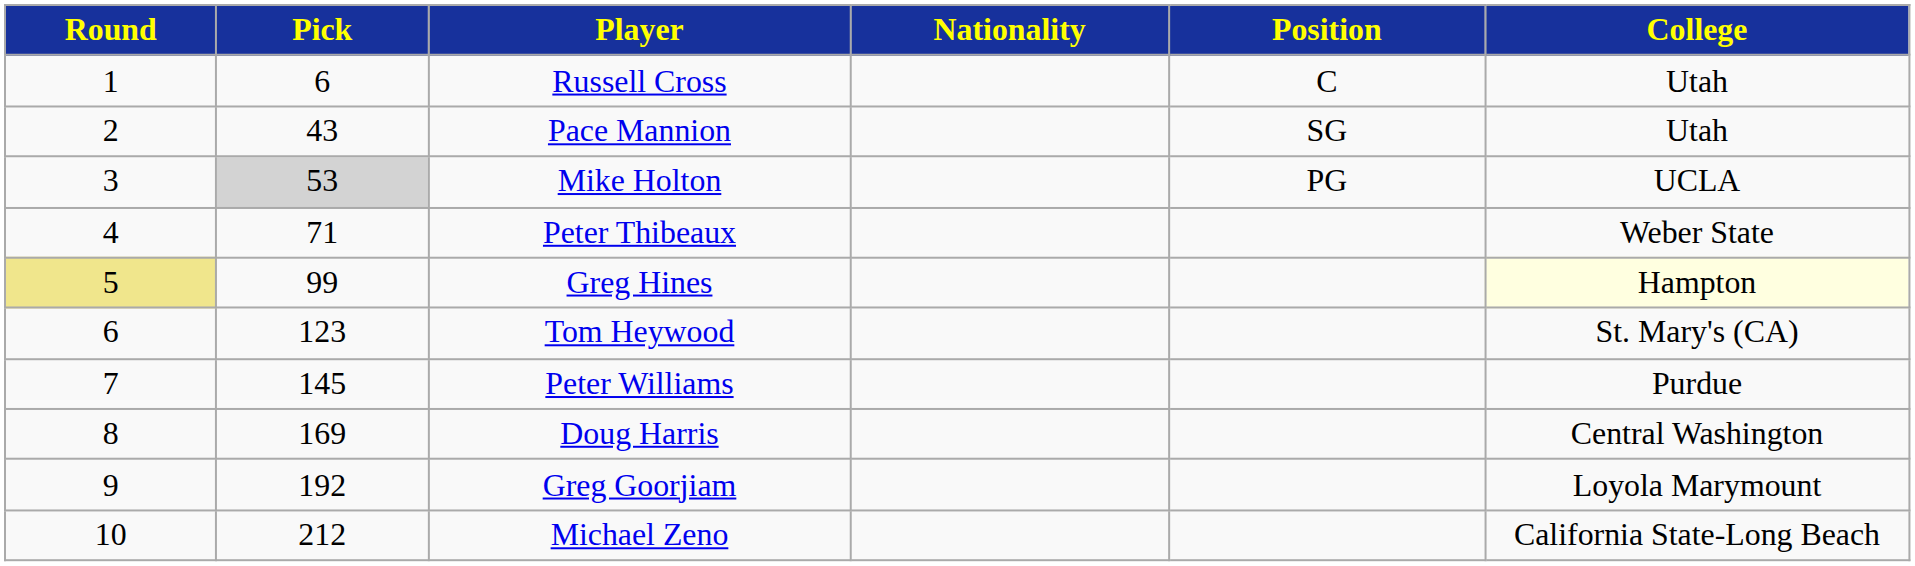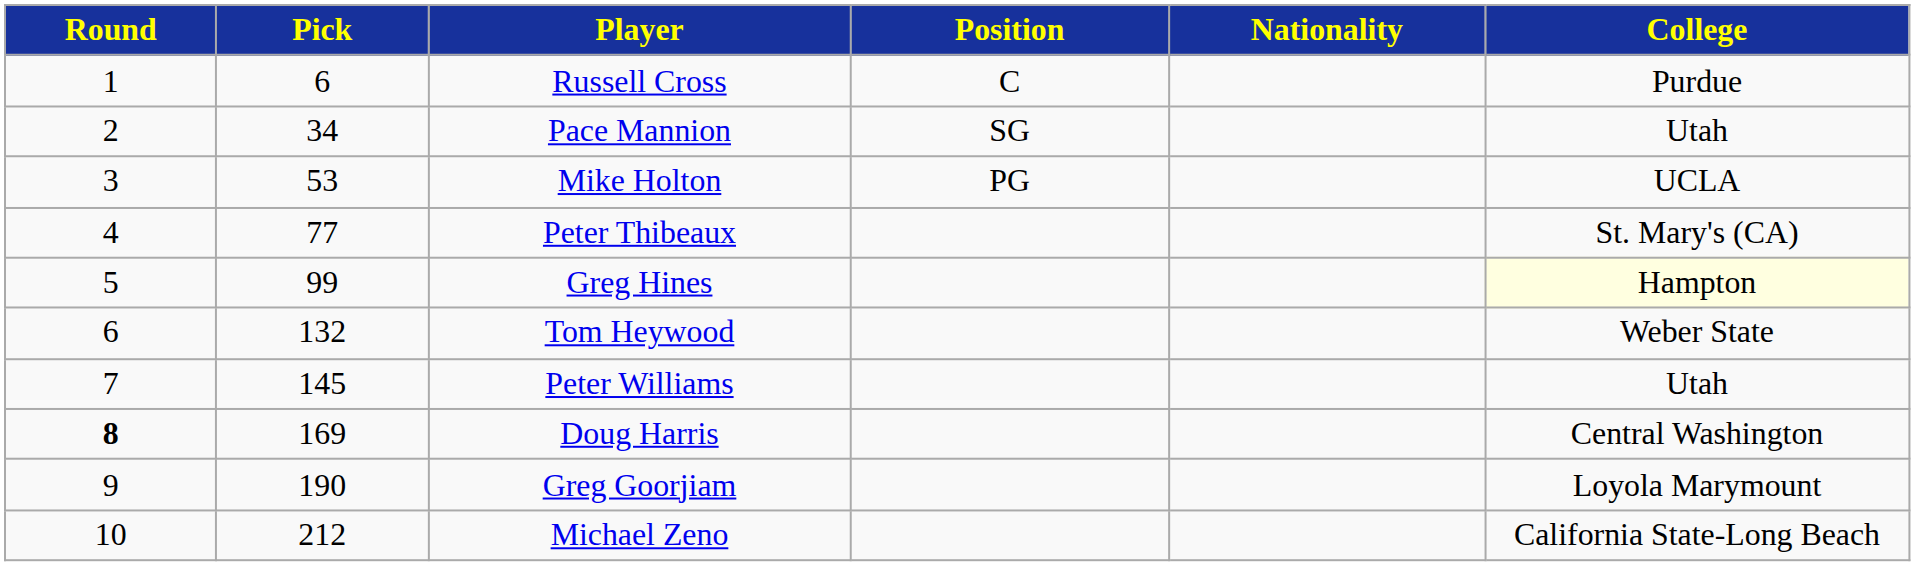columns swapped: (1327, 29) <-> (1010, 29)
(1697, 80) Utah -> (1697, 80) Purdue
(322, 130) 43 -> (322, 130) 34
(322, 181) lightgrey background -> (322, 181) no background
(322, 231) 71 -> (322, 231) 77
(1697, 231) Weber State -> (1697, 231) St. Mary's (CA)
(111, 282) khaki background -> (111, 282) no background
(322, 332) 123 -> (322, 332) 132
(1697, 332) St. Mary's (CA) -> (1697, 332) Weber State
(1697, 383) Purdue -> (1697, 383) Utah
(111, 433) normal -> (111, 433) bold
(322, 484) 192 -> (322, 484) 190
